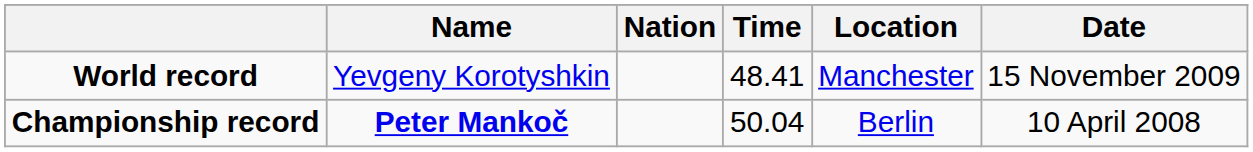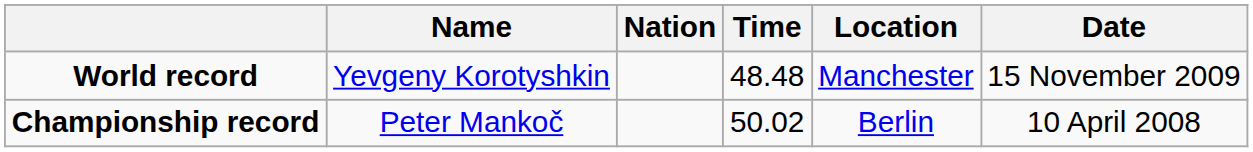(767, 75) 48.41 -> (767, 75) 48.48
(471, 122) bold -> (471, 122) normal
(767, 122) 50.04 -> (767, 122) 50.02
